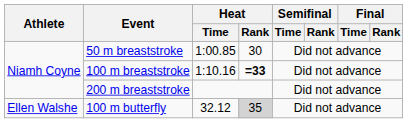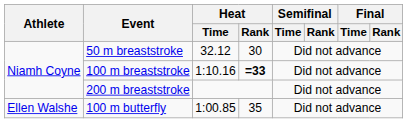(215, 52) 1:00.85 -> (215, 52) 32.12
(215, 109) 32.12 -> (215, 109) 1:00.85
(255, 109) lightgrey background -> (255, 109) no background
